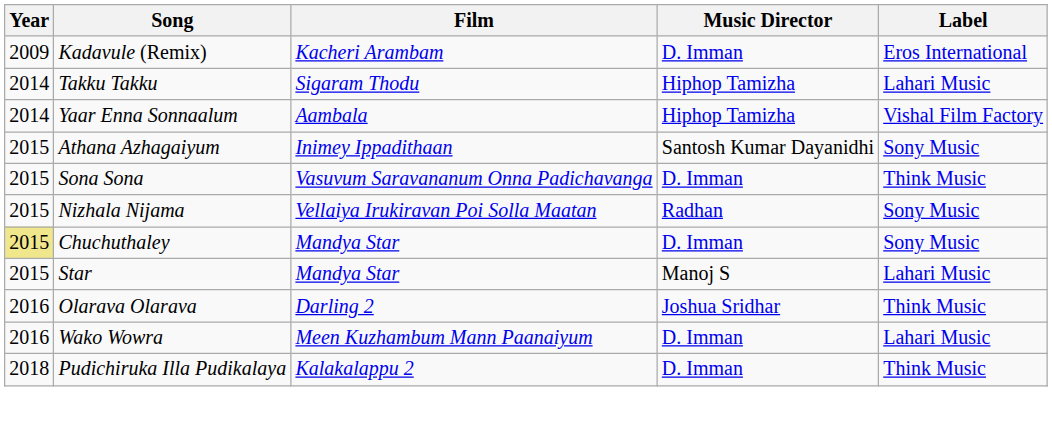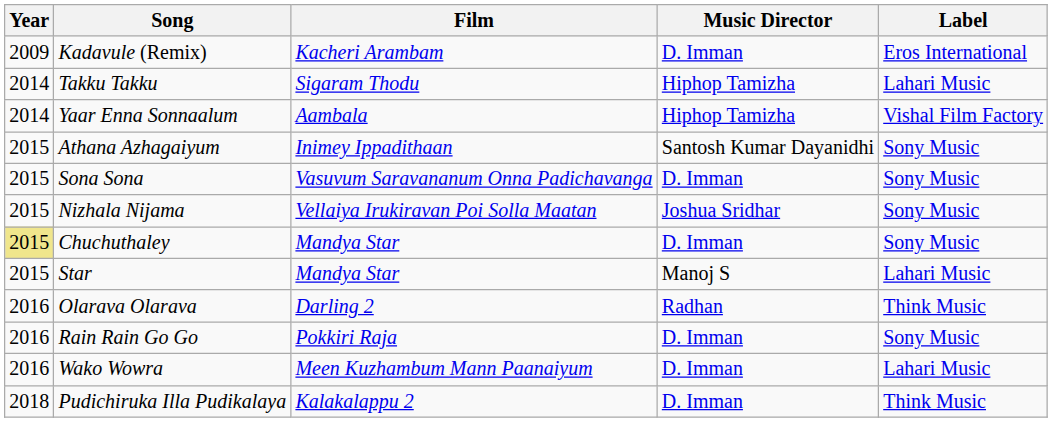(935, 178) Think Music -> (931, 178) Sony Music
(692, 210) Radhan -> (721, 210) Joshua Sridhar
(721, 305) Joshua Sridhar -> (692, 305) Radhan
+ row: (128, 337)
